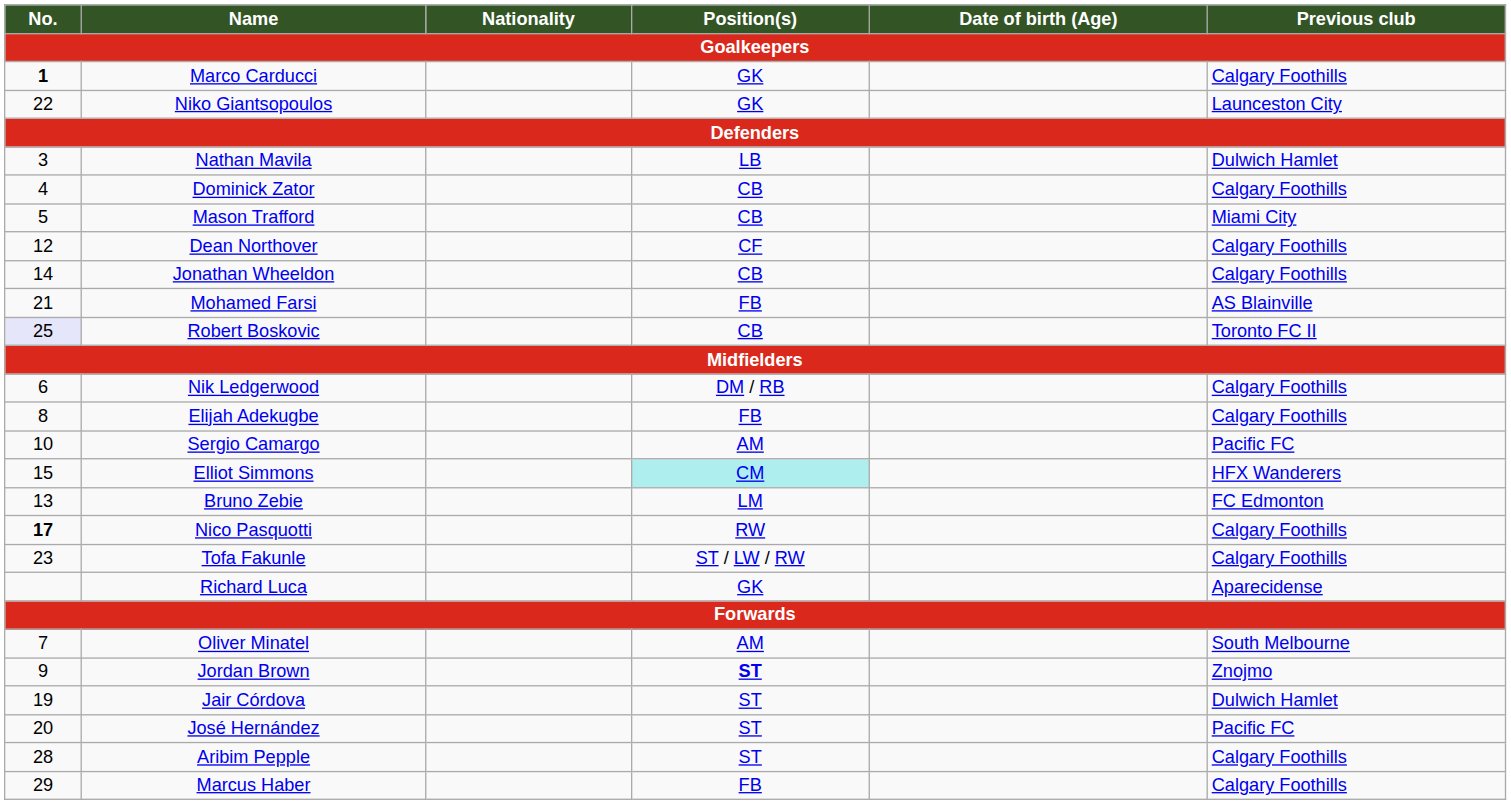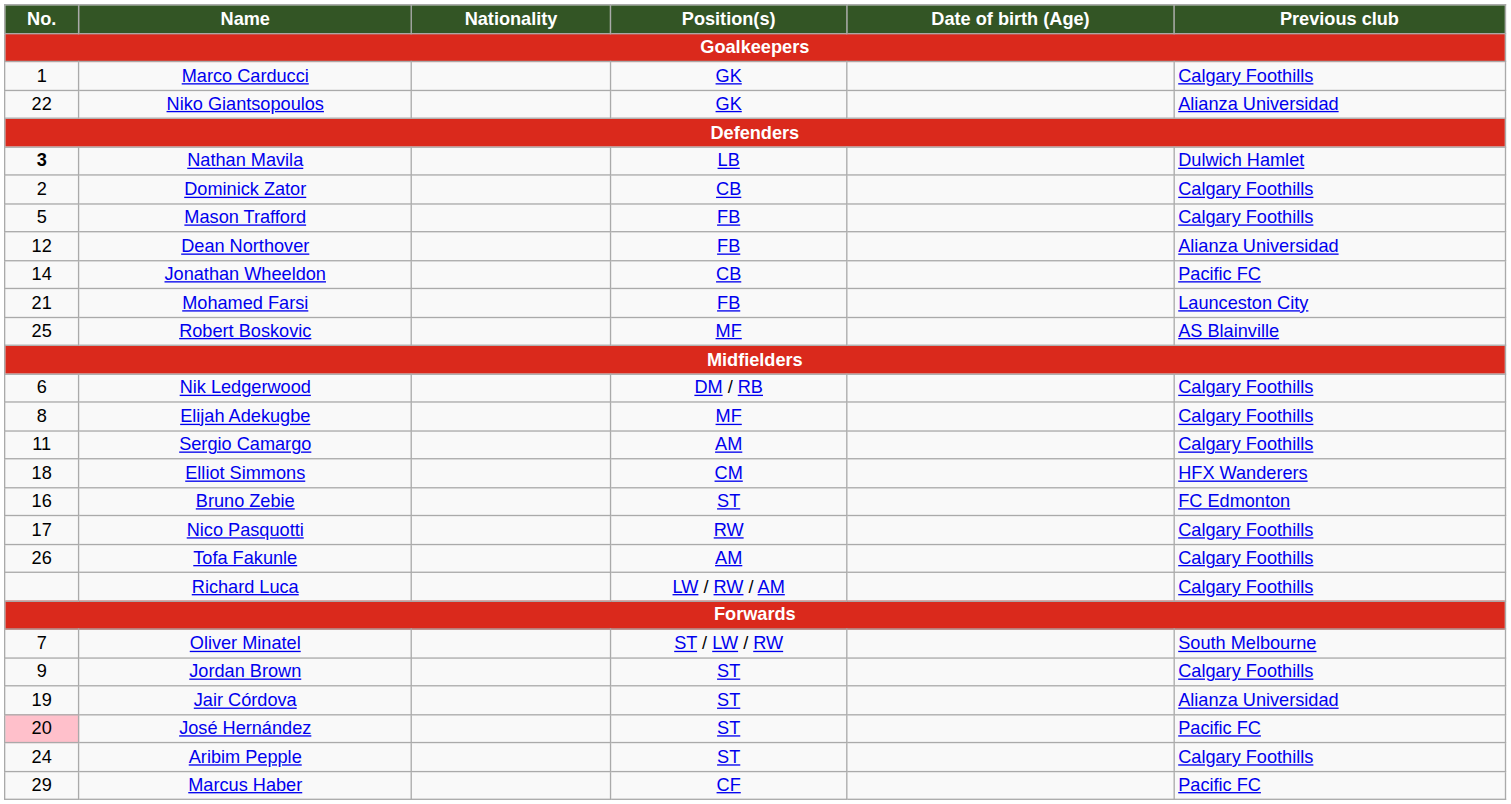(43, 75) bold -> (42, 75) normal
(1277, 104) Launceston City -> (1258, 104) Alianza Universidad
(43, 161) normal -> (42, 161) bold
(43, 189) 4 -> (42, 189) 2
(750, 217) CB -> (729, 217) FB
(1254, 217) Miami City -> (1246, 217) Calgary Foothills
(750, 246) CF -> (729, 246) FB
(1279, 246) Calgary Foothills -> (1258, 246) Alianza Universidad
(1279, 274) Calgary Foothills -> (1220, 274) Pacific FC
(1262, 302) AS Blainville -> (1243, 302) Launceston City
(43, 331) lavender background -> (42, 331) no background
(750, 331) CB -> (729, 331) MF
(1264, 331) Toronto FC II -> (1229, 331) AS Blainville
(750, 416) FB -> (729, 416) MF
(43, 444) 10 -> (42, 444) 11
(1253, 444) Pacific FC -> (1246, 444) Calgary Foothills
(43, 473) 15 -> (42, 473) 18
(750, 473) paleturquoise background -> (729, 473) no background
(43, 501) 13 -> (42, 501) 16
(750, 501) LM -> (729, 501) ST
(43, 529) bold -> (42, 529) normal
(43, 558) 23 -> (42, 558) 26
(750, 558) ST / LW / RW -> (729, 558) AM
(750, 586) GK -> (729, 586) LW / RW / AM
(1267, 586) Aparecidense -> (1246, 586) Calgary Foothills
(750, 643) AM -> (729, 643) ST / LW / RW
(750, 671) bold -> (729, 671) normal
(1242, 671) Znojmo -> (1246, 671) Calgary Foothills
(1275, 700) Dulwich Hamlet -> (1258, 700) Alianza Universidad
(43, 728) no background -> (42, 728) pink background
(43, 756) 28 -> (42, 756) 24
(750, 785) FB -> (729, 785) CF
(1279, 785) Calgary Foothills -> (1220, 785) Pacific FC
